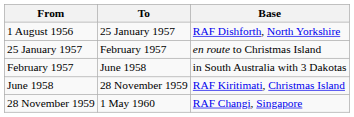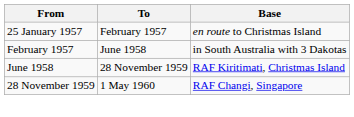- row: (40, 31)
